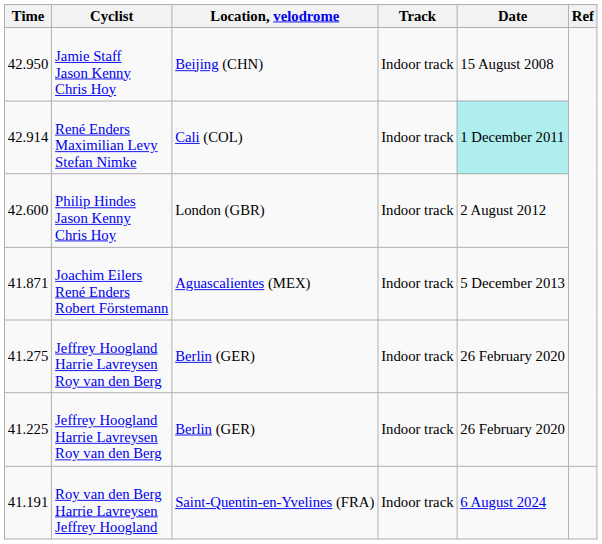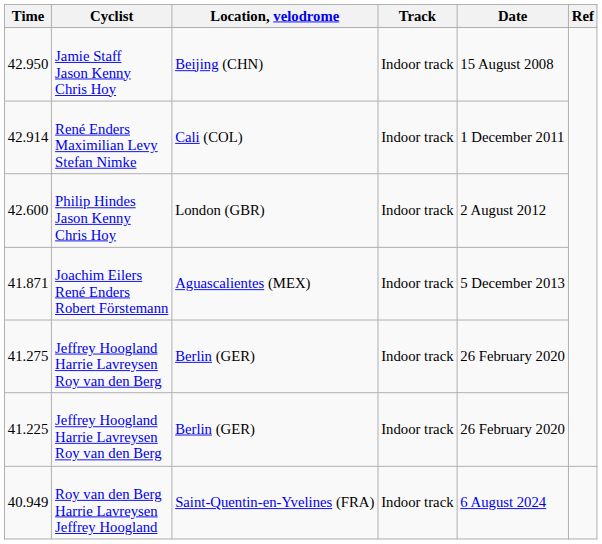(512, 137) paleturquoise background -> (512, 137) no background
- row: (28, 502)
+ row: (28, 502)
